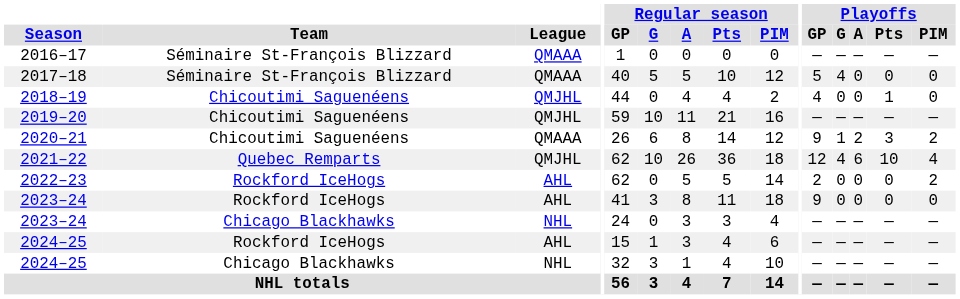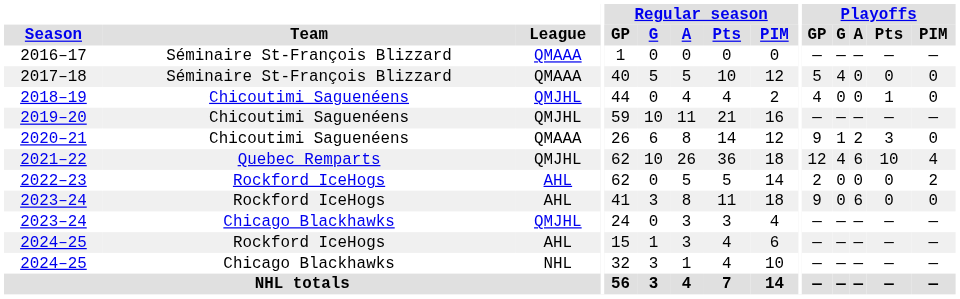(933, 139) 2 -> (933, 139) 0
(858, 201) 0 -> (858, 201) 6
(558, 222) NHL -> (558, 222) QMJHL
